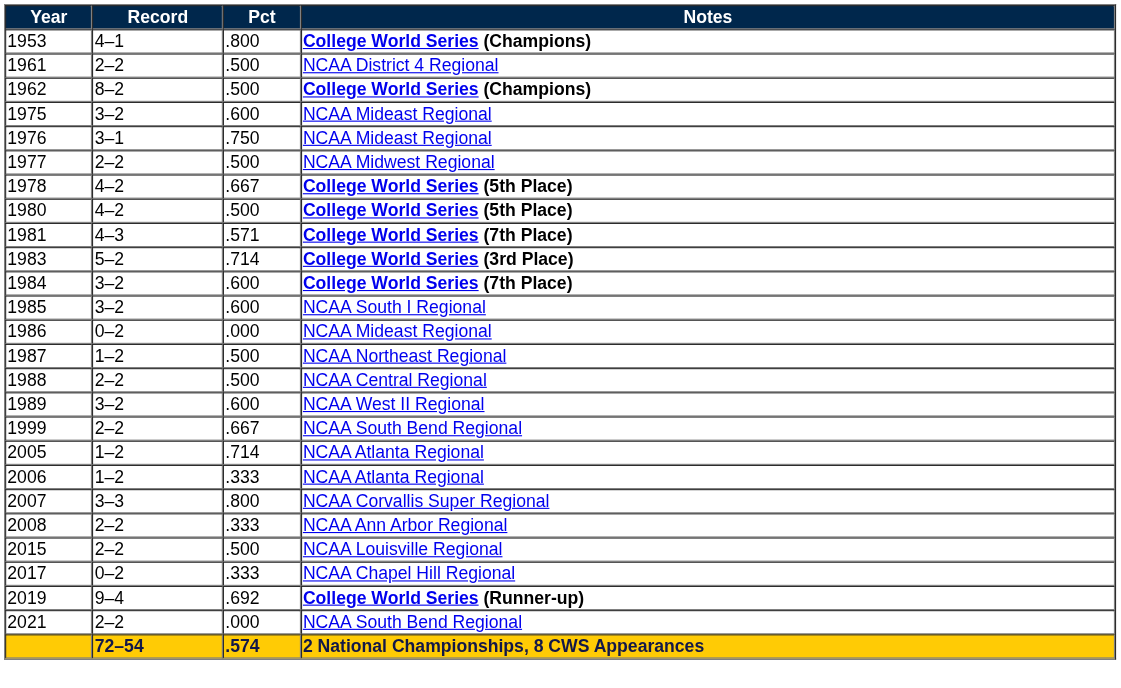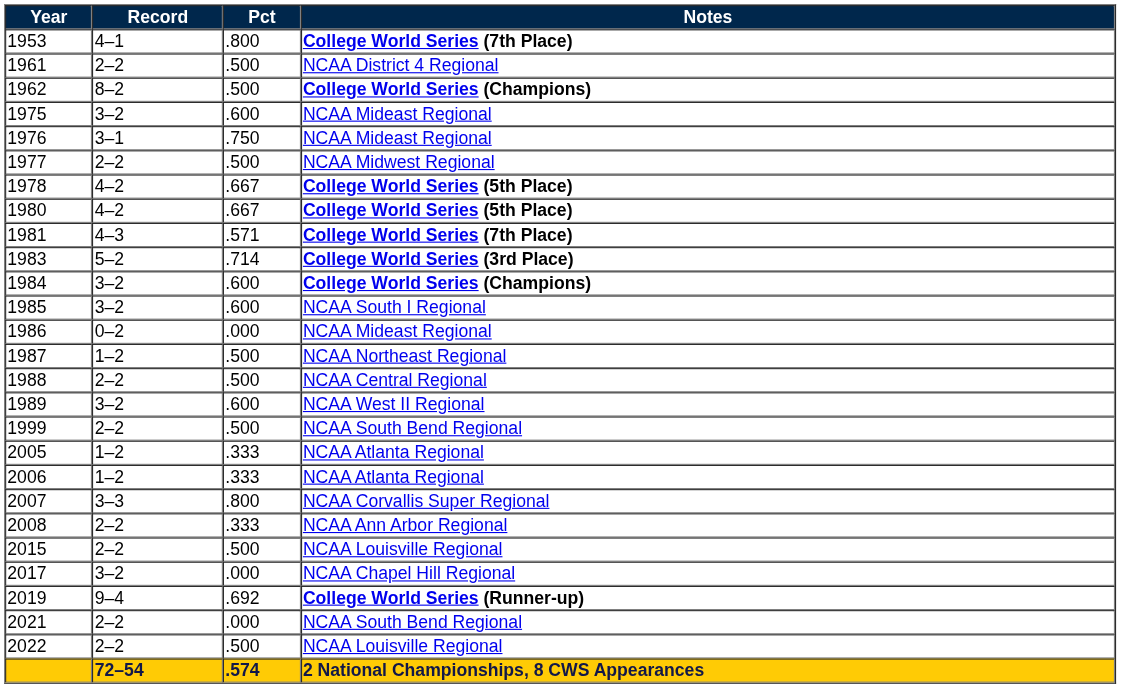(447, 41) College World Series (Champions) -> (438, 41) College World Series (7th Place)
(242, 210) .500 -> (242, 210) .667
(438, 283) College World Series (7th Place) -> (447, 283) College World Series (Champions)
(242, 428) .667 -> (242, 428) .500
(242, 452) .714 -> (242, 452) .333
(109, 573) 0–2 -> (109, 573) 3–2
(242, 573) .333 -> (242, 573) .000
+ row: (27, 646)
